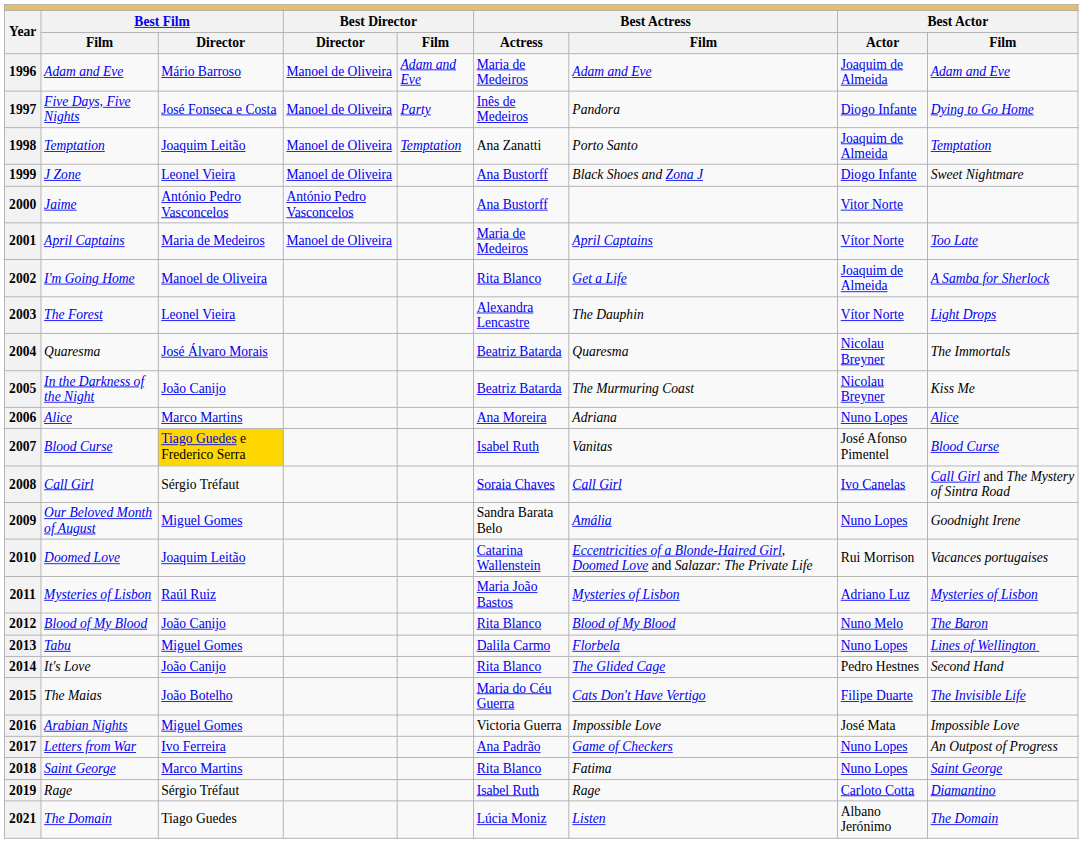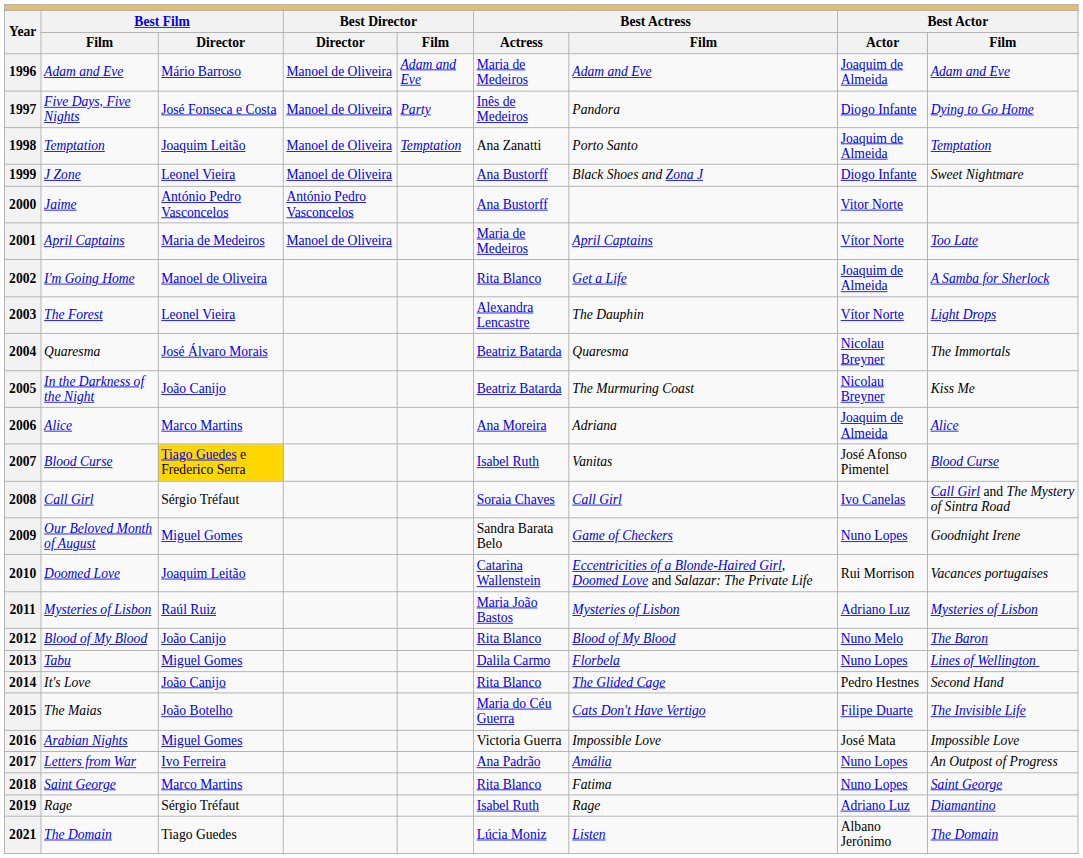(874, 418) Nuno Lopes -> (872, 425) Joaquim de Almeida
(592, 521) Amália -> (623, 536) Game of Checkers
(623, 747) Game of Checkers -> (592, 762) Amália
(878, 790) Carloto Cotta -> (875, 805) Adriano Luz
